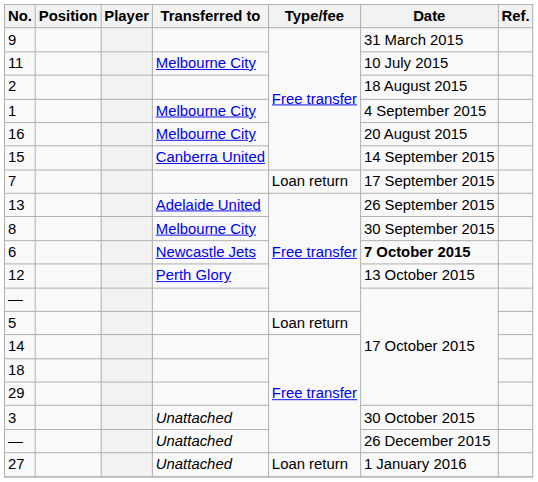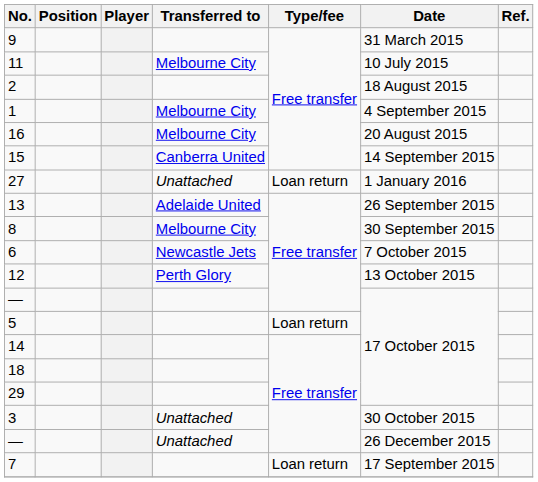rows swapped: (12, 181) <-> (16, 464)
(417, 252) bold -> (415, 252) normal
